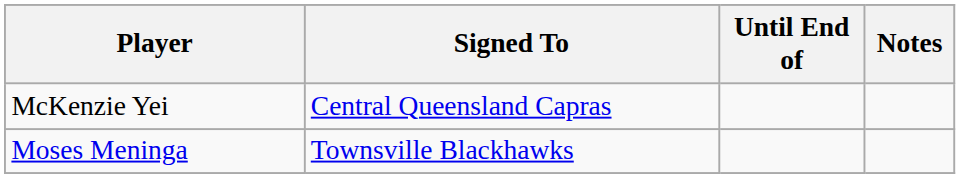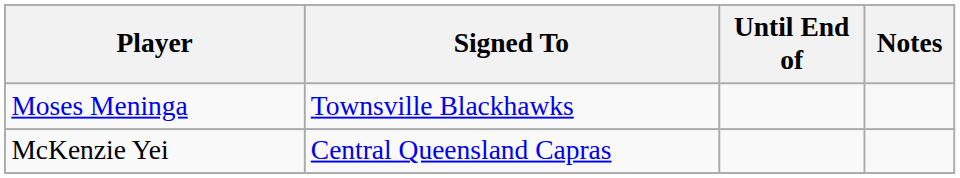rows swapped: (100, 150) <-> (90, 105)
